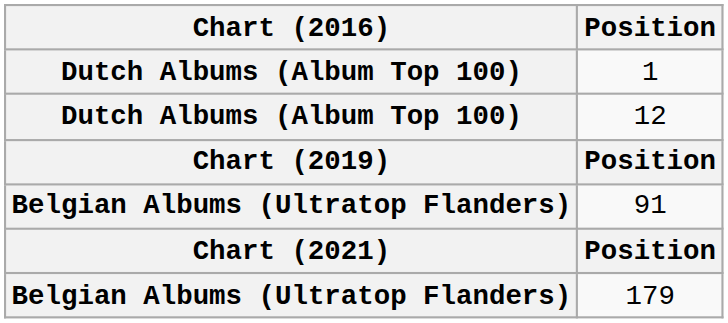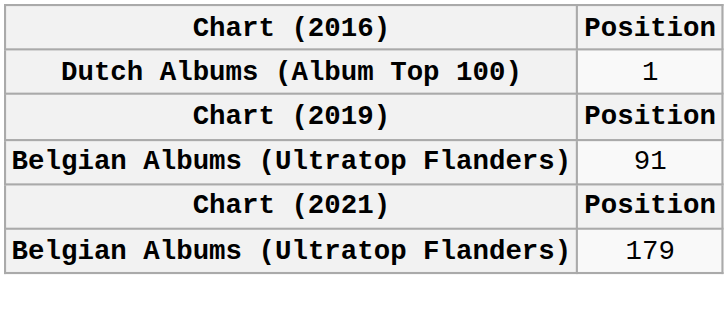- row: (650, 117)
